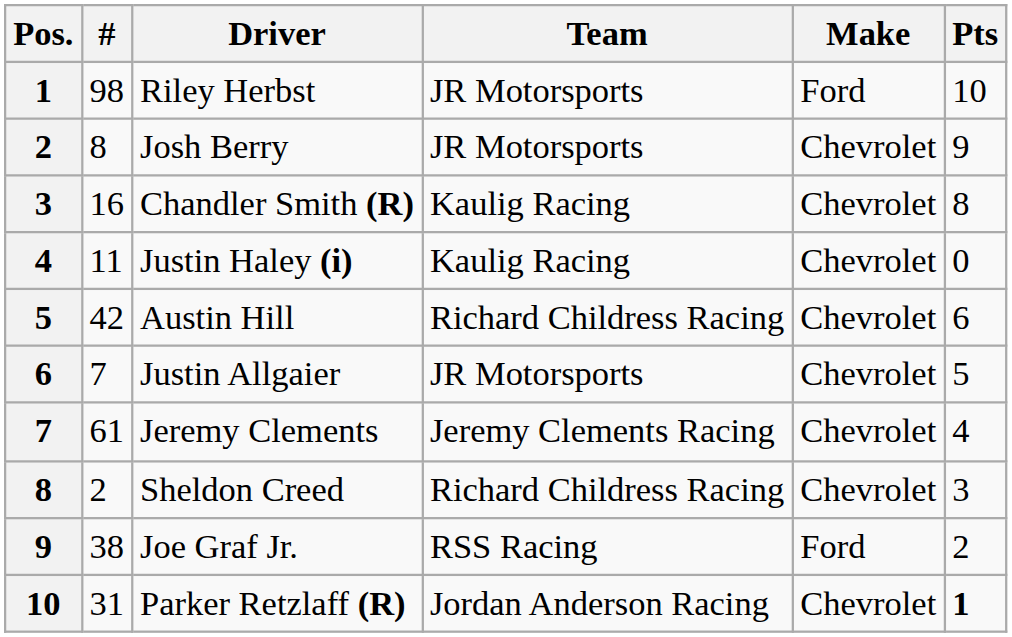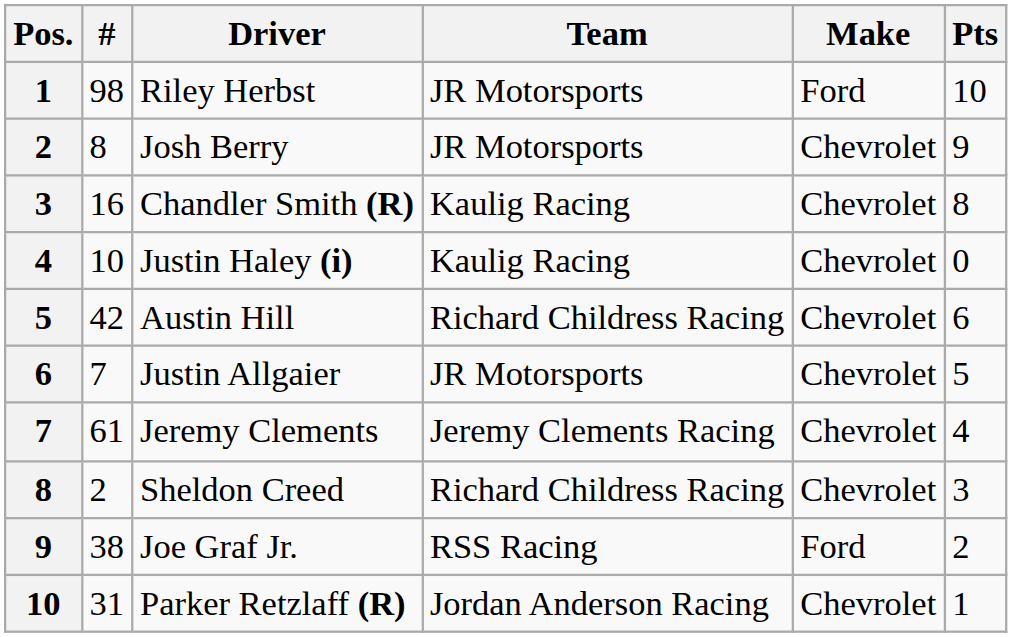(106, 260) 11 -> (107, 260) 10
(961, 602) bold -> (961, 602) normal
